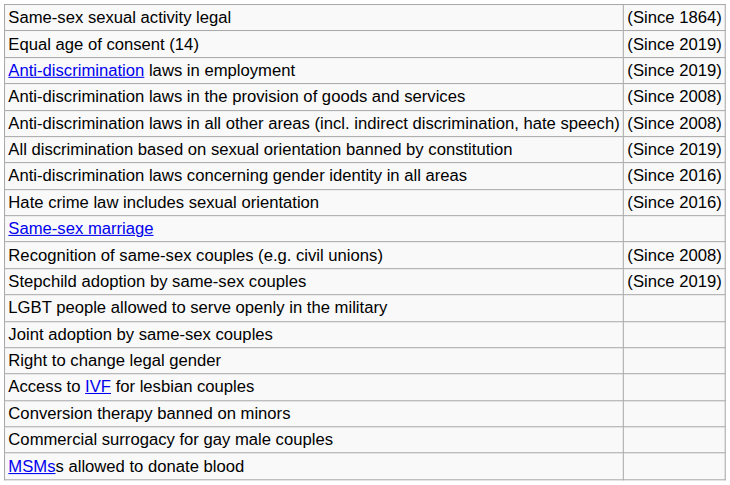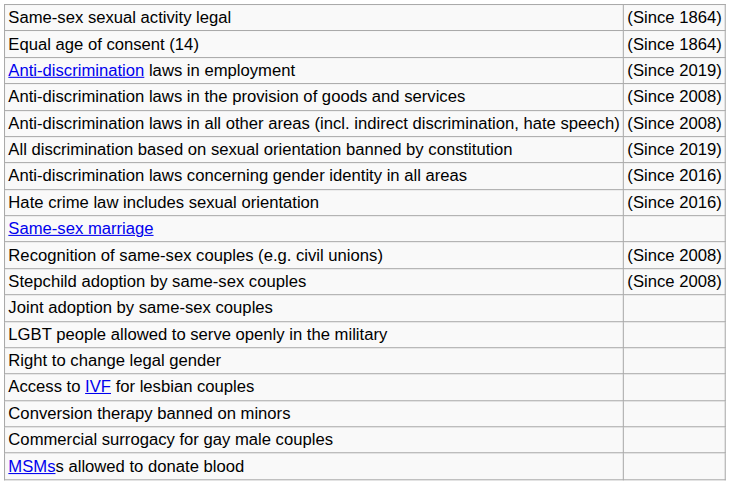(675, 44) (Since 2019) -> (675, 44) (Since 1864)
(675, 281) (Since 2019) -> (675, 281) (Since 2008)
rows swapped: (141, 334) <-> (198, 307)
